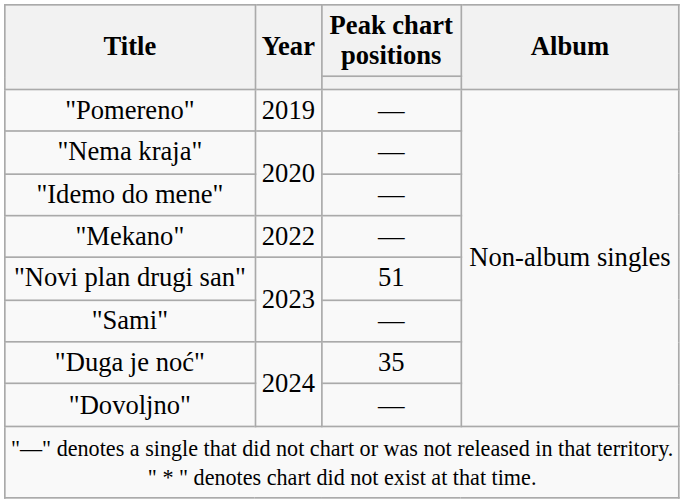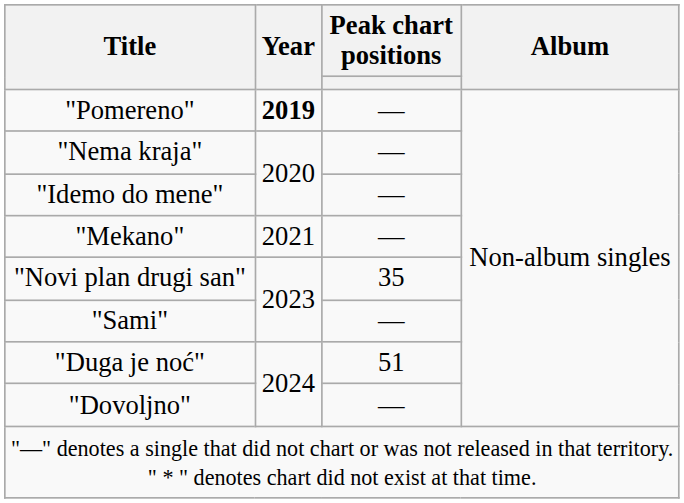(288, 109) normal -> (288, 109) bold
(288, 236) 2022 -> (288, 236) 2021
(391, 278) 51 -> (391, 278) 35
(391, 362) 35 -> (391, 362) 51
